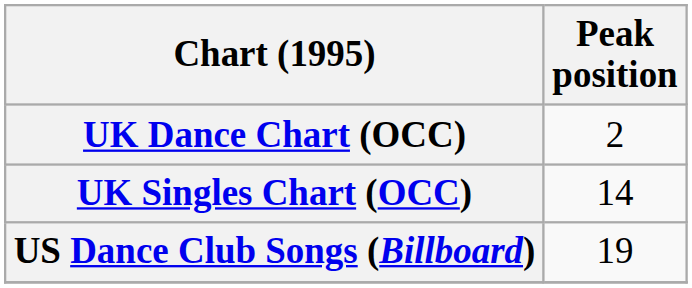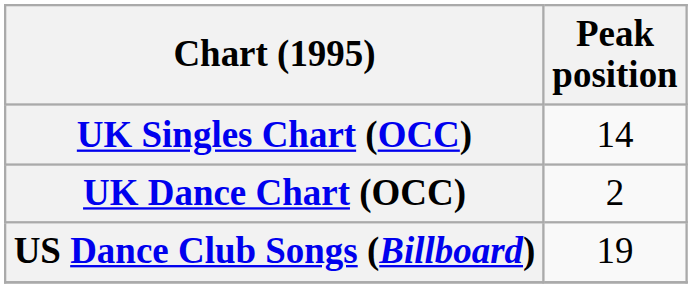rows swapped: (274, 192) <-> (275, 134)
